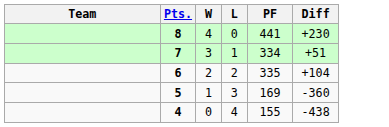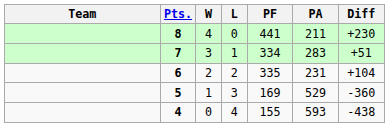+ column: (316, 14)
